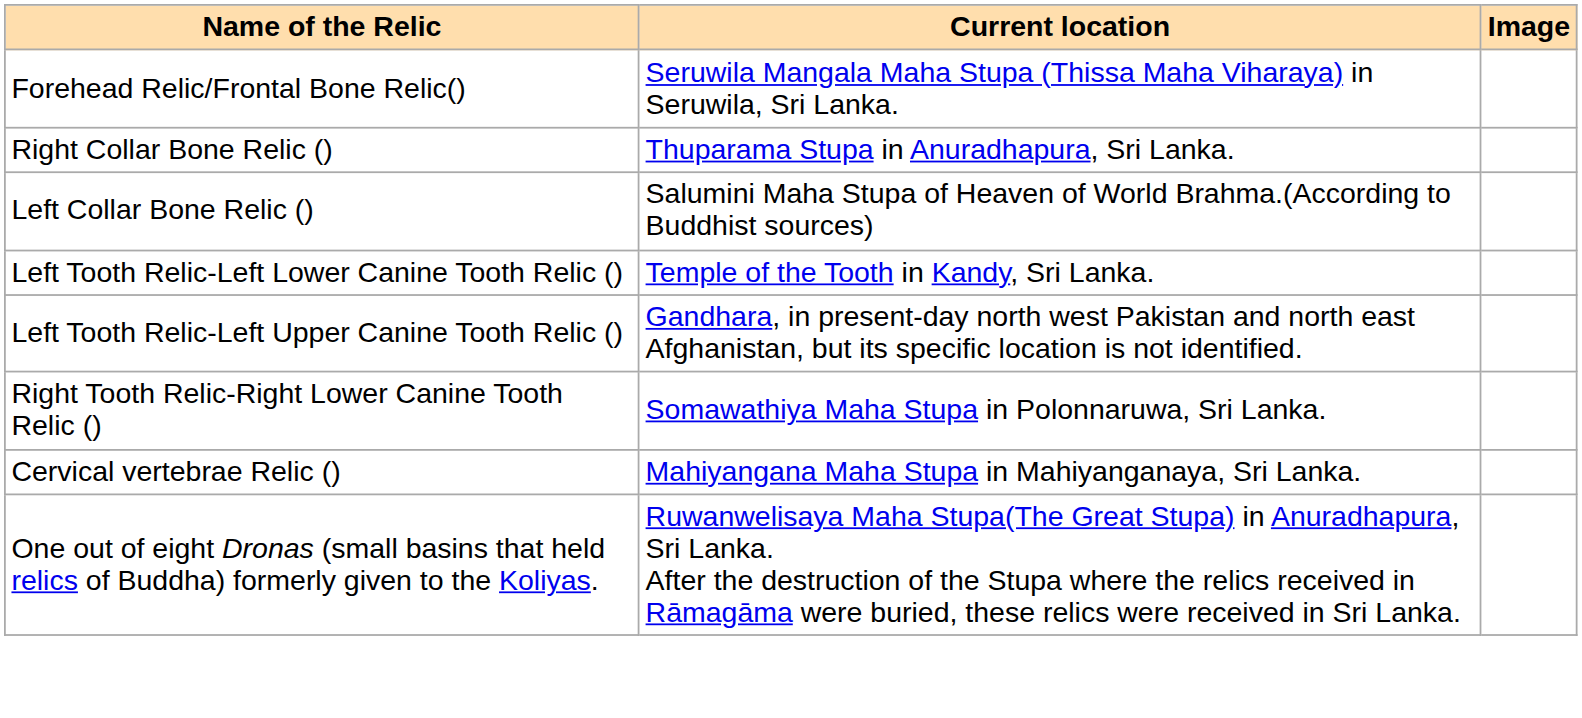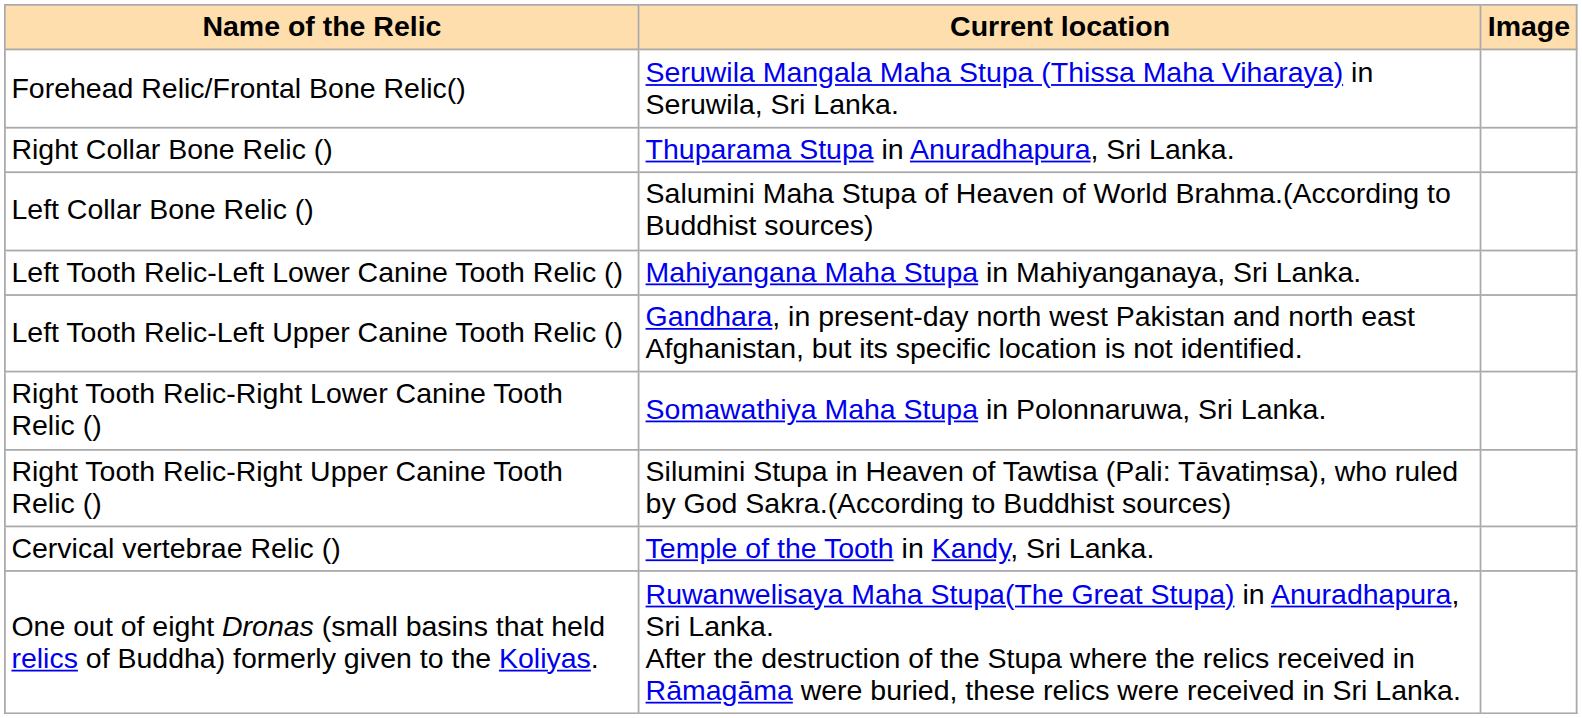(900, 271) Temple of the Tooth in Kandy, Sri Lanka. -> (1003, 271) Mahiyangana Maha Stupa in Mahiyanganaya, Sri Lanka.
+ row: (287, 487)
(1003, 471) Mahiyangana Maha Stupa in Mahiyanganaya, Sri Lanka. -> (900, 548) Temple of the Tooth in Kandy, Sri Lanka.
